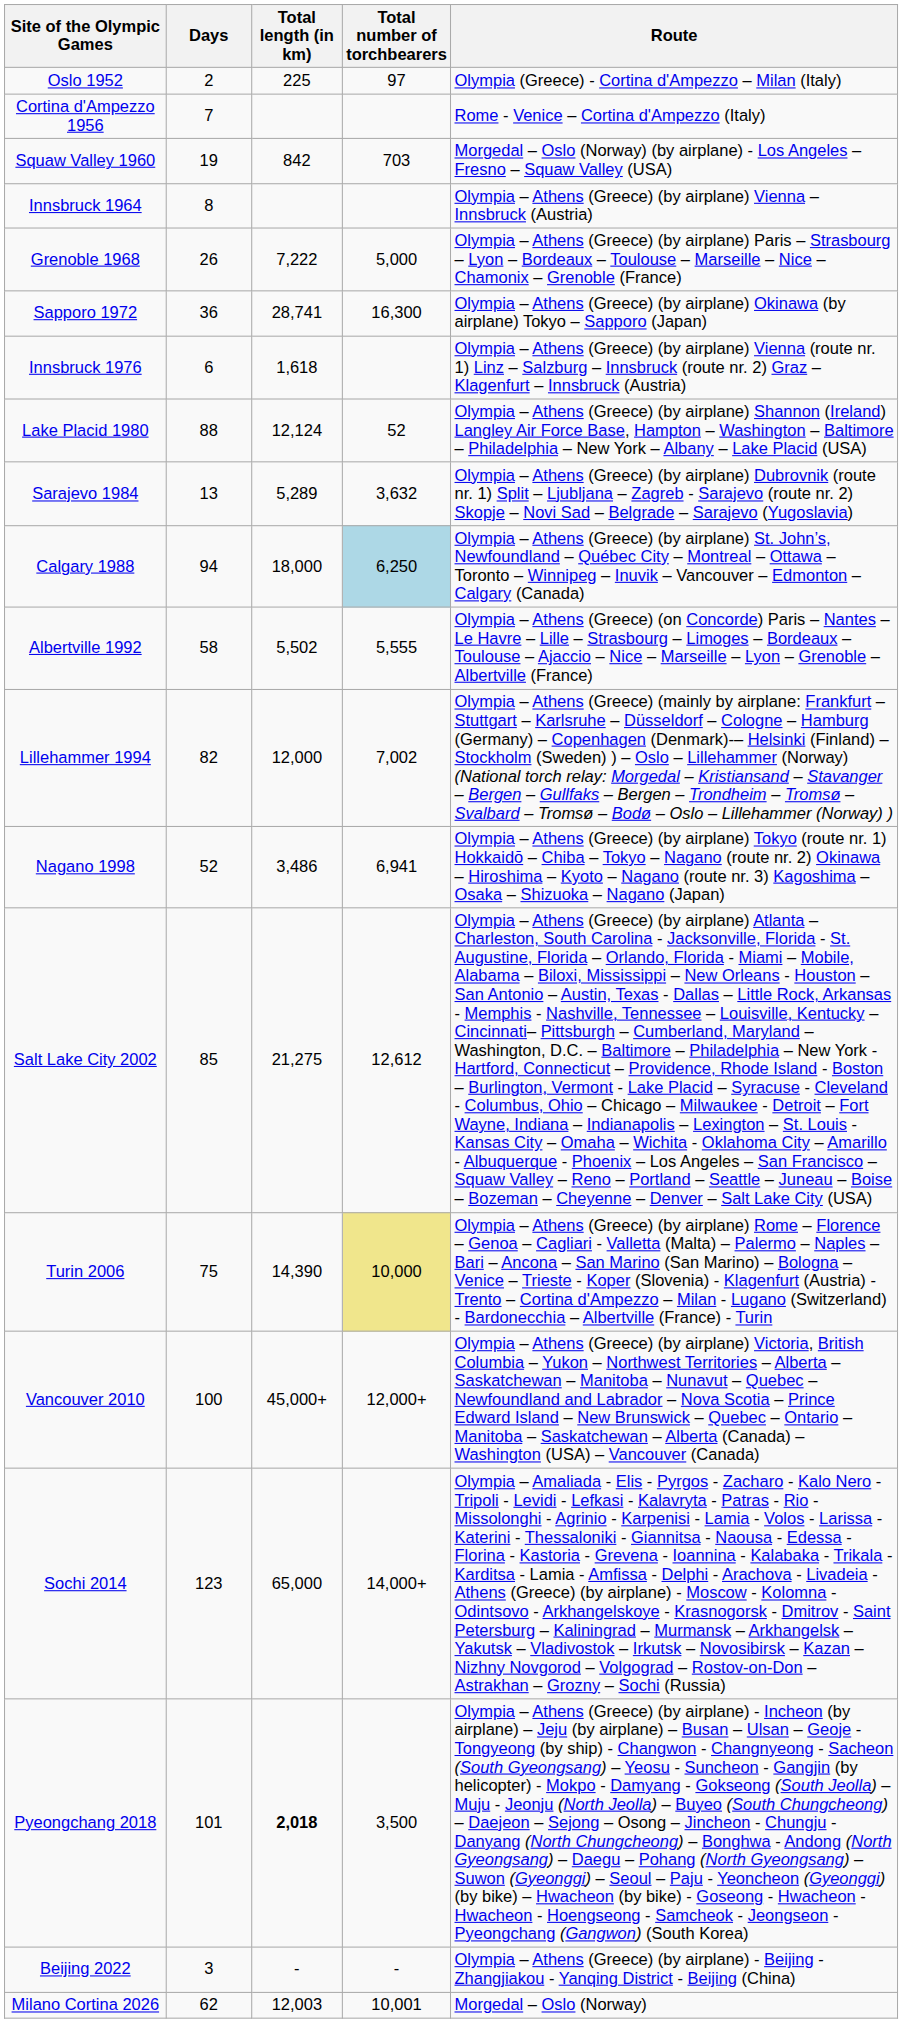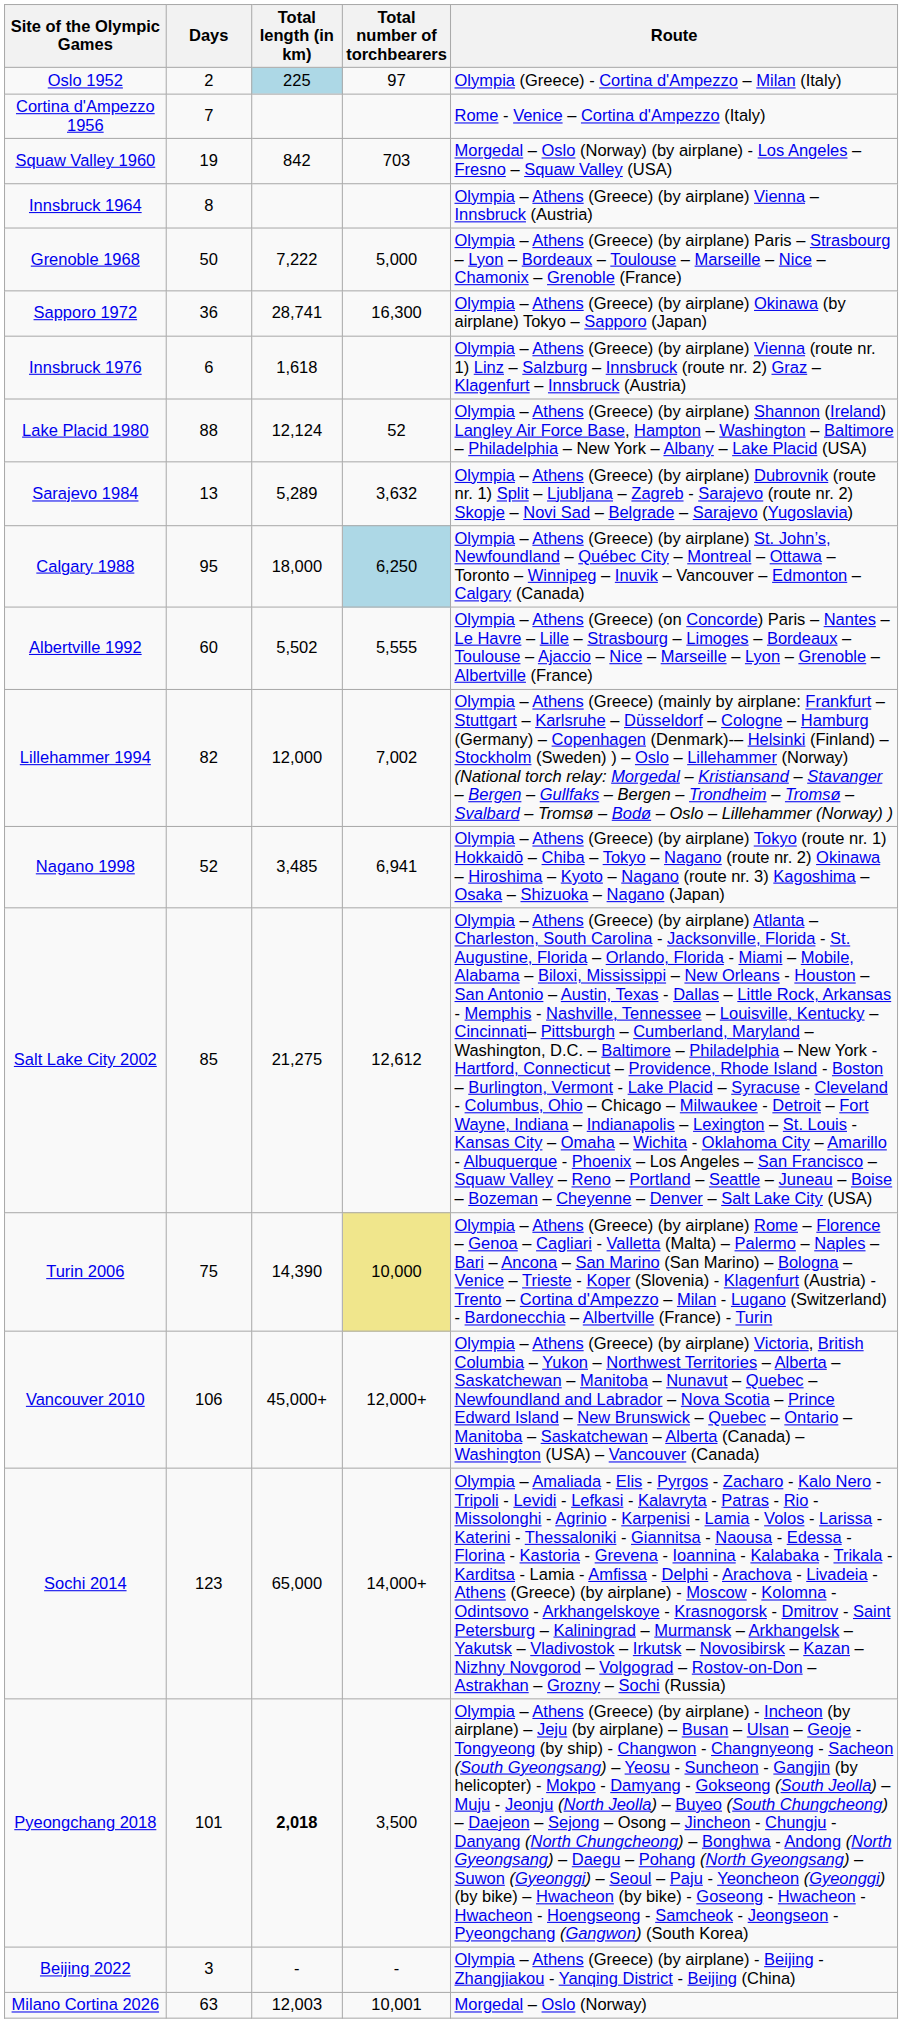(297, 80) no background -> (297, 80) lightblue background
(209, 259) 26 -> (209, 259) 50
(209, 566) 94 -> (209, 566) 95
(209, 648) 58 -> (209, 648) 60
(297, 867) 3,486 -> (297, 867) 3,485
(209, 1399) 100 -> (209, 1399) 106
(209, 2004) 62 -> (209, 2004) 63
